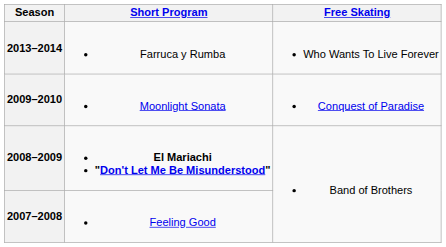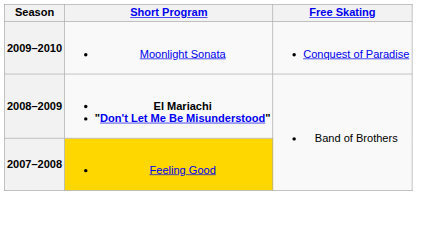- row: (35, 48)
(169, 223) no background -> (169, 171) gold background
